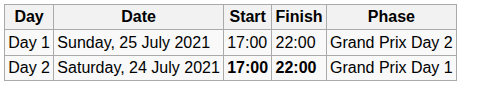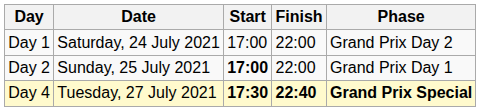(134, 42) Sunday, 25 July 2021 -> (139, 42) Saturday, 24 July 2021
(139, 67) Saturday, 24 July 2021 -> (134, 67) Sunday, 25 July 2021
(296, 67) bold -> (296, 67) normal
+ row: (29, 93)
